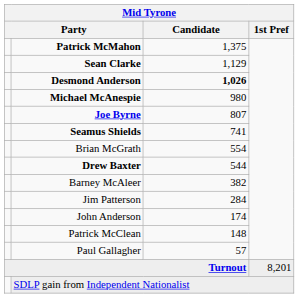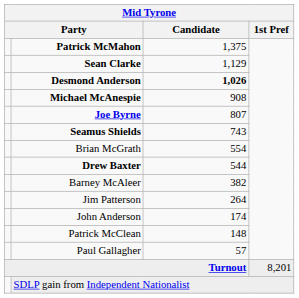(238, 98) 980 -> (238, 98) 908
(238, 132) 741 -> (238, 132) 743
(238, 200) 284 -> (238, 200) 264
